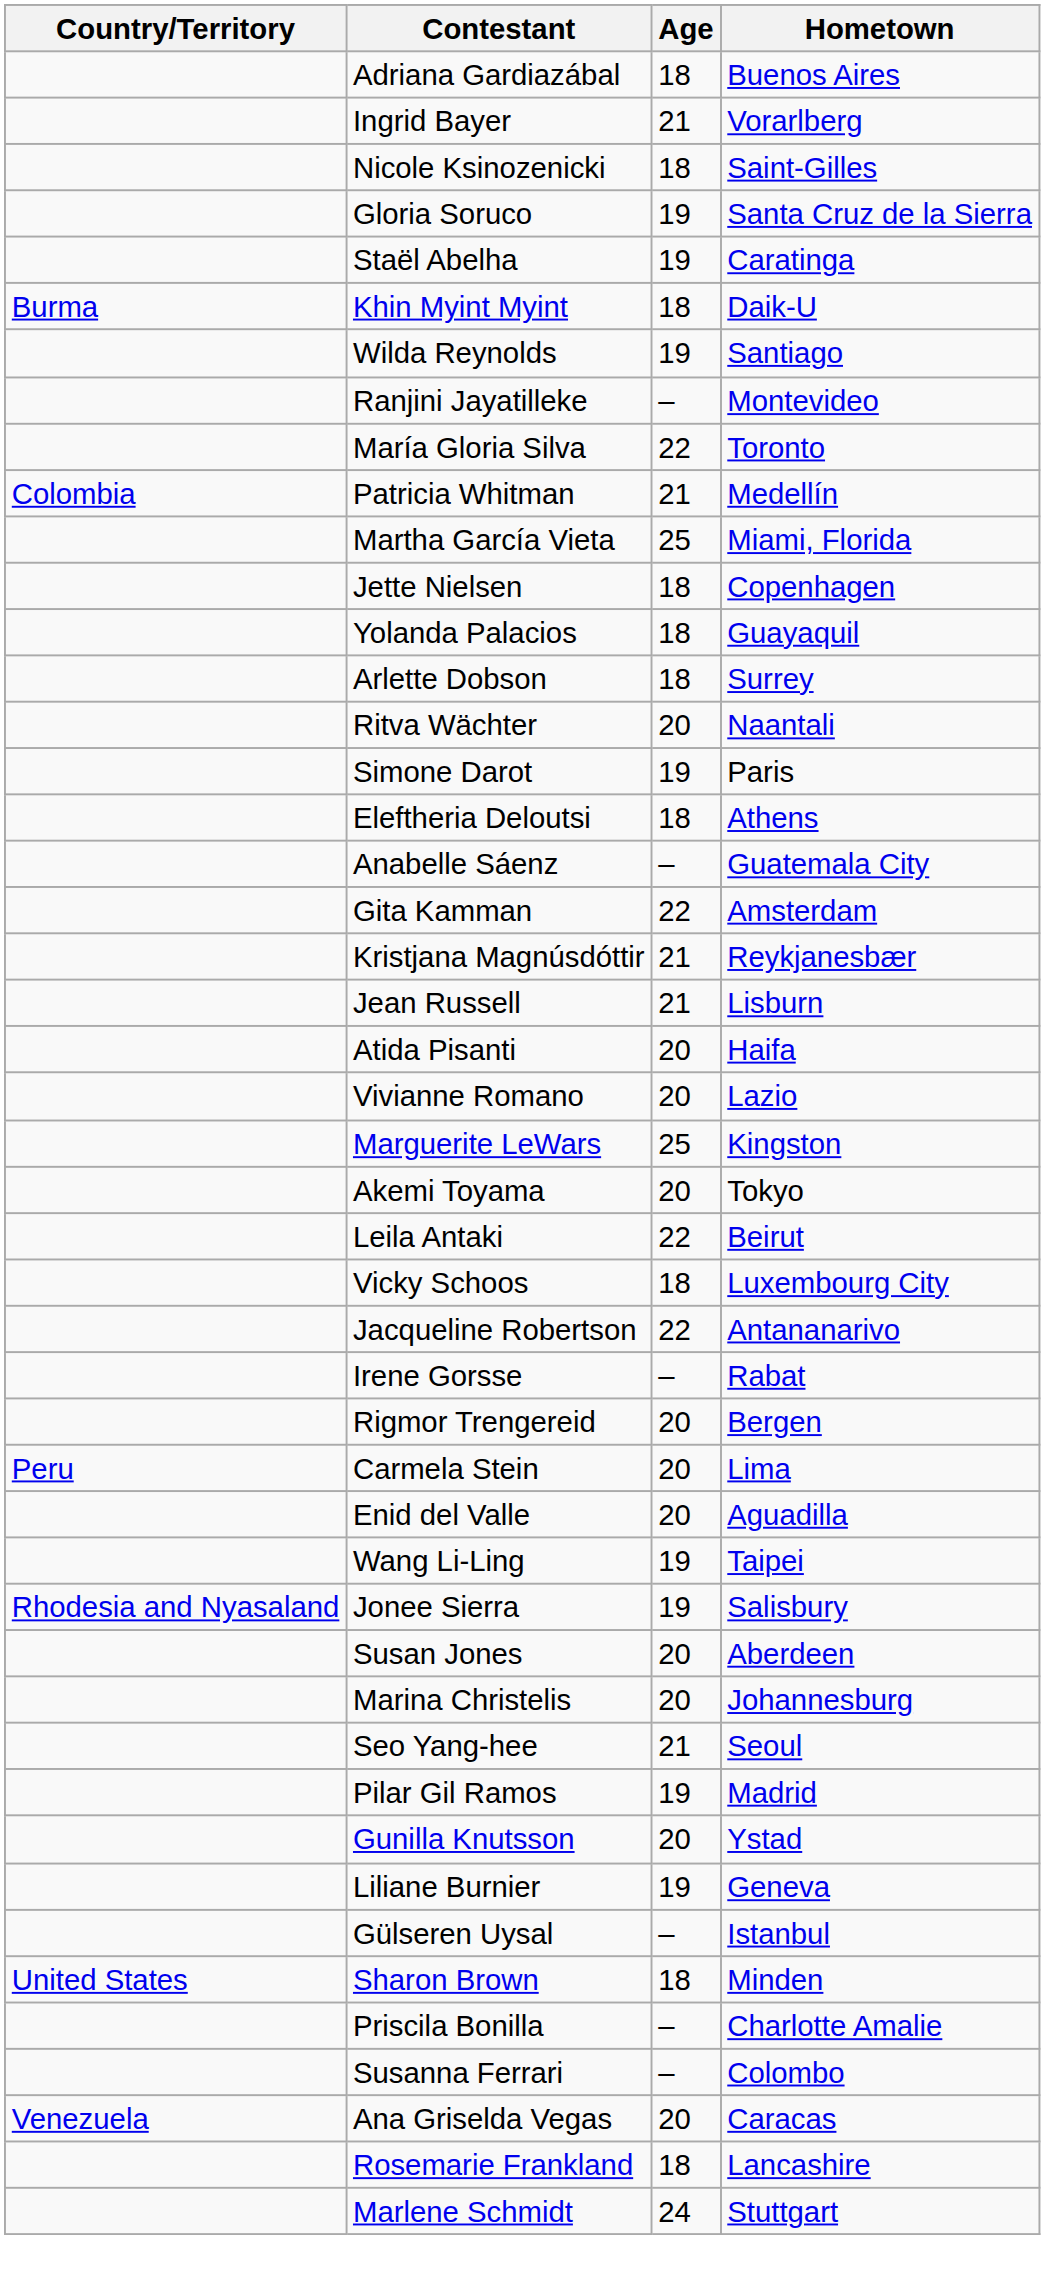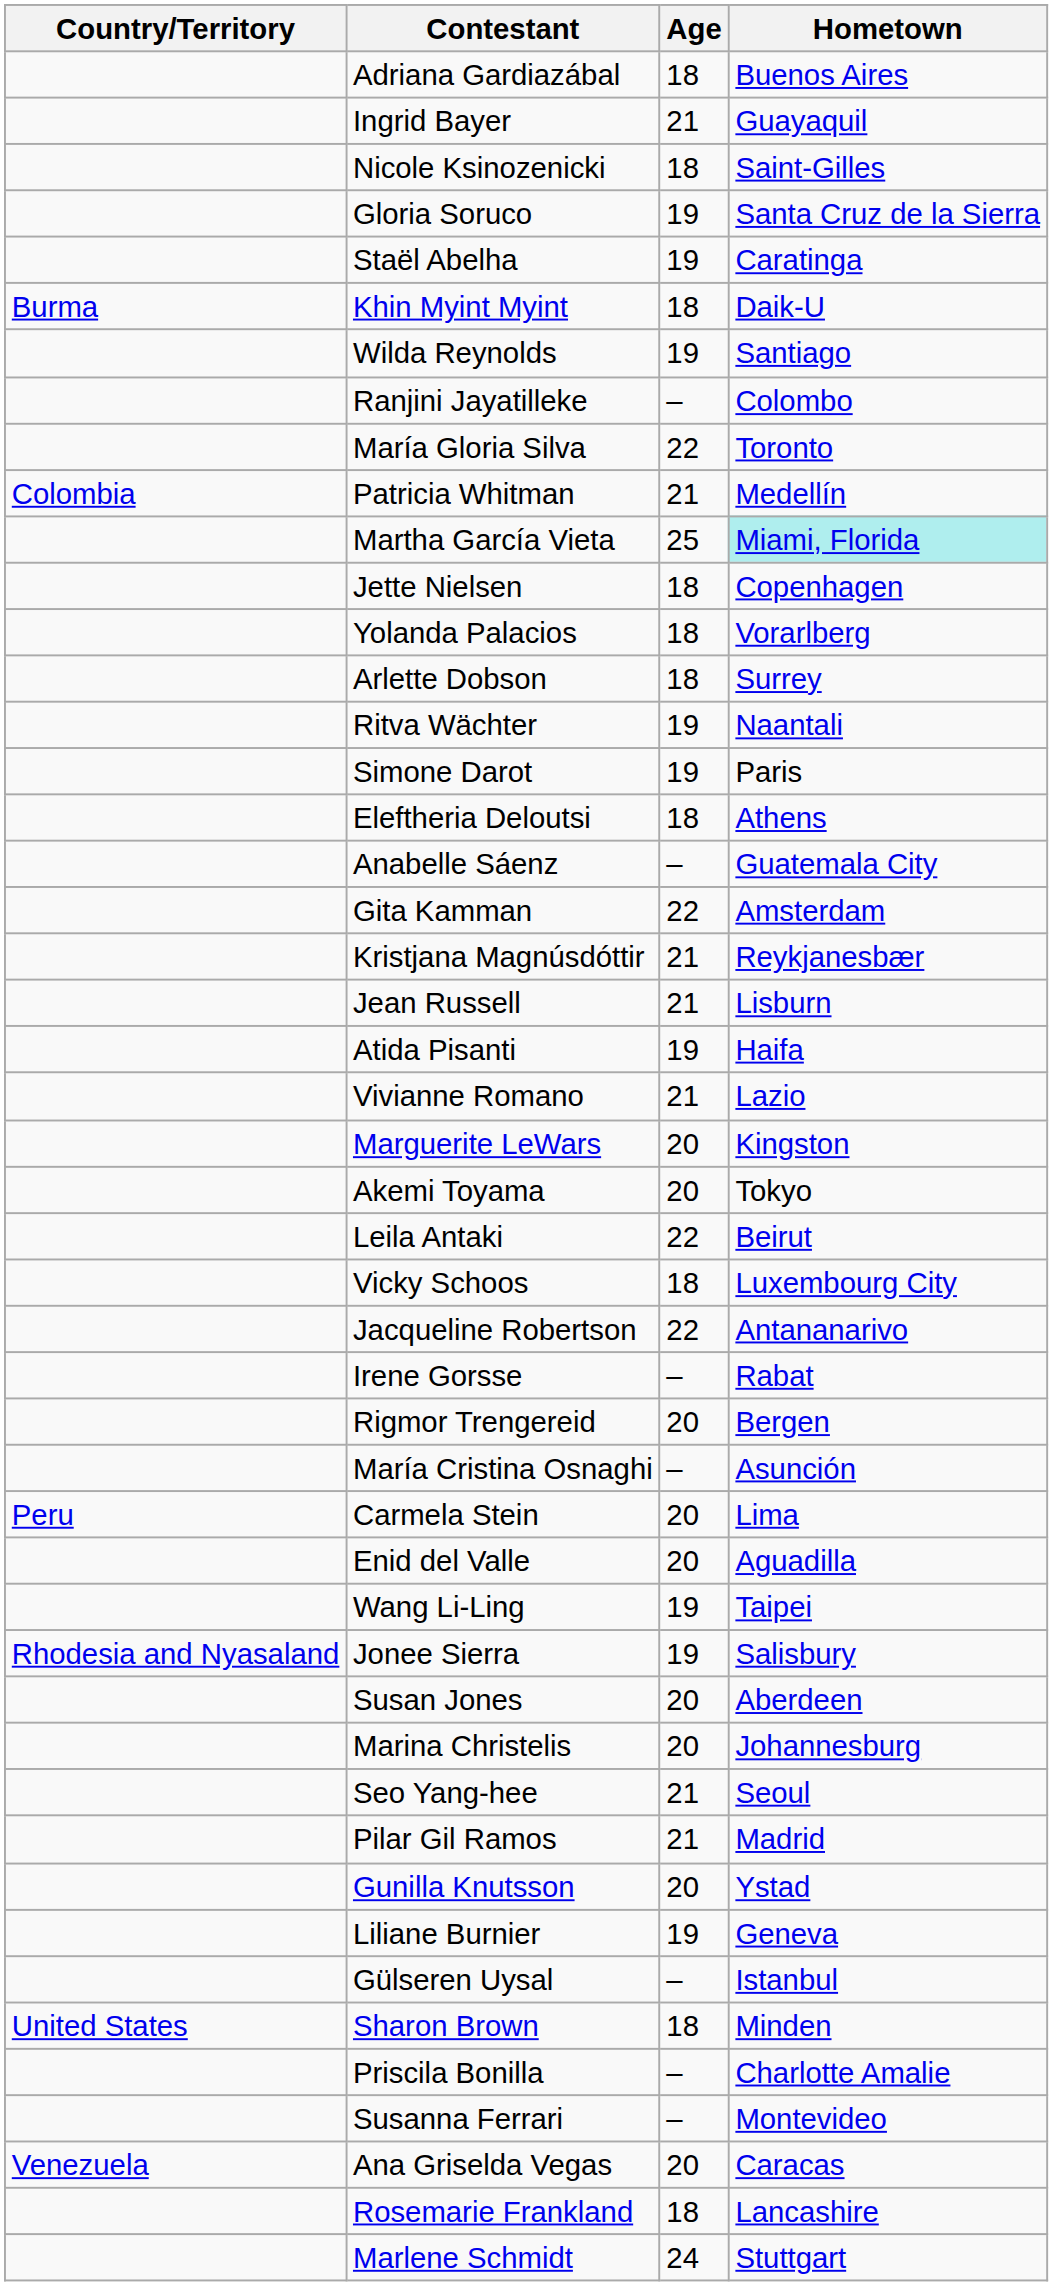(795, 121) Vorarlberg -> (801, 121) Guayaquil
(803, 400) Montevideo -> (794, 400) Colombo
(819, 539) no background -> (827, 539) paleturquoise background
(793, 632) Guayaquil -> (803, 632) Vorarlberg
(675, 725) 20 -> (683, 725) 19
(675, 1050) 20 -> (683, 1050) 19
(675, 1097) 20 -> (683, 1097) 21
(675, 1143) 25 -> (683, 1143) 20
+ row: (503, 1468)
(675, 1793) 19 -> (683, 1840) 21
(786, 2072) Colombo -> (811, 2118) Montevideo
